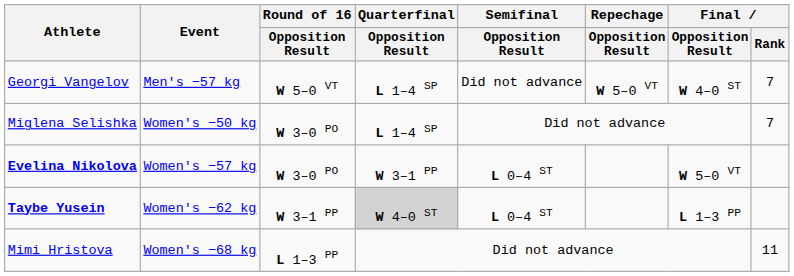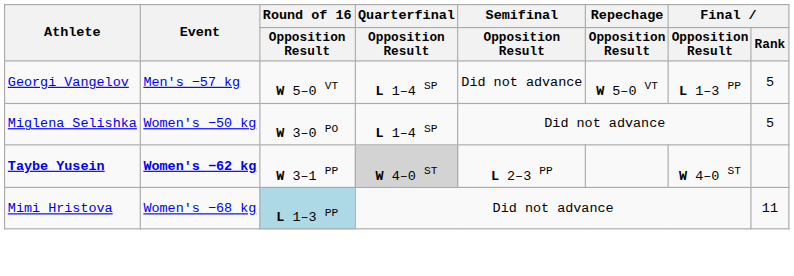(710, 90) W 4–0 ST -> (710, 90) L 1–3 PP
(770, 82) 7 -> (770, 82) 5
(770, 124) 7 -> (770, 124) 5
- row: (72, 166)
(200, 208) normal -> (200, 166) bold
(522, 216) L 0–4 ST -> (522, 174) L 2–3 PP
(710, 216) L 1–3 PP -> (710, 174) W 4–0 ST
(307, 258) no background -> (307, 216) lightblue background
